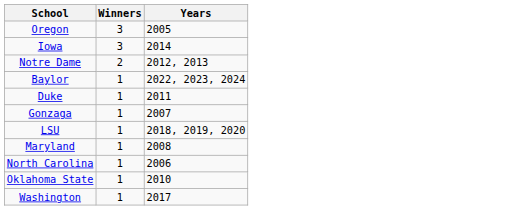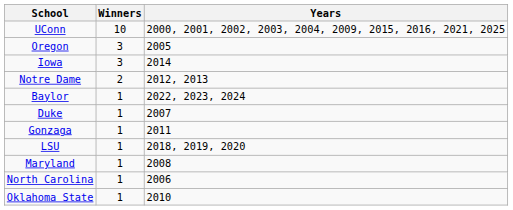+ row: (50, 30)
(159, 96) 2011 -> (159, 113) 2007
(159, 113) 2007 -> (159, 130) 2011
- row: (50, 197)
